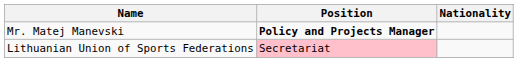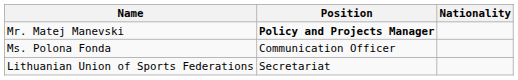+ row: (59, 48)
(295, 48) pink background -> (295, 66) no background
